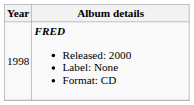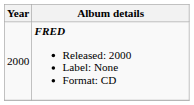(18, 61) 1998 -> (18, 61) 2000
